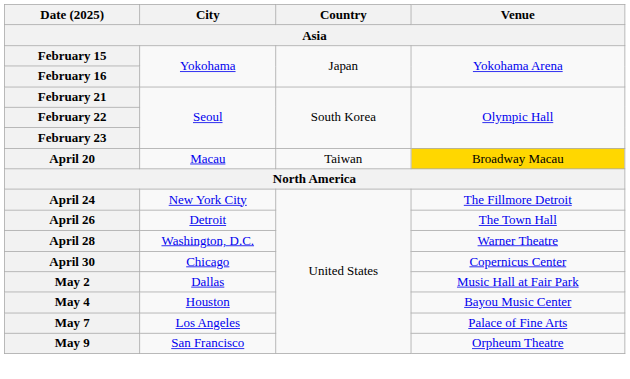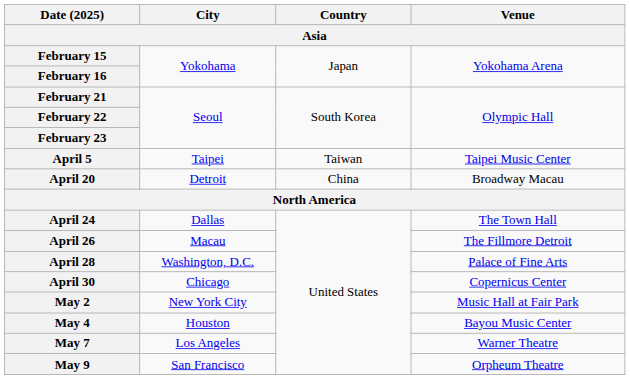+ row: (72, 158)
(208, 158) Macau -> (208, 179) Detroit
(343, 158) Taiwan -> (343, 179) China
(518, 158) gold background -> (518, 179) no background
(208, 199) New York City -> (208, 220) Dallas
(518, 199) The Fillmore Detroit -> (518, 220) The Town Hall
(208, 220) Detroit -> (208, 240) Macau
(518, 220) The Town Hall -> (518, 240) The Fillmore Detroit
(518, 240) Warner Theatre -> (518, 261) Palace of Fine Arts
(208, 281) Dallas -> (208, 302) New York City
(518, 323) Palace of Fine Arts -> (518, 343) Warner Theatre
